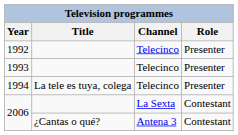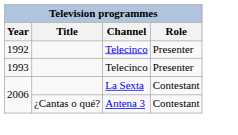- row: (18, 86)
